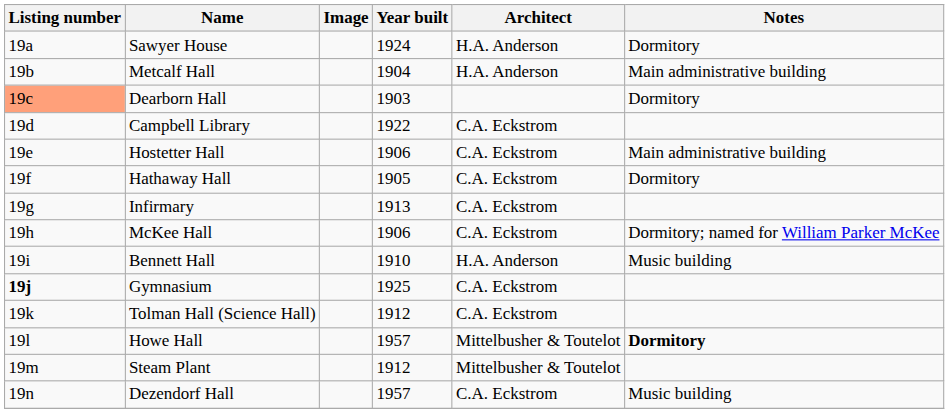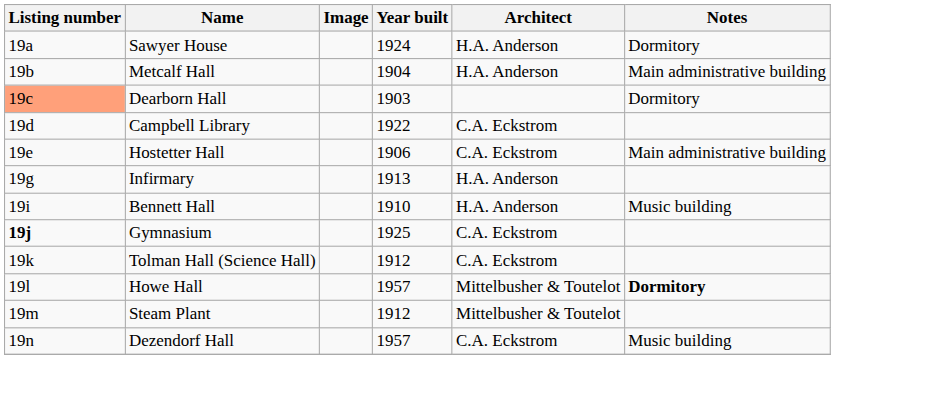- row: (180, 179)
(507, 206) C.A. Eckstrom -> (507, 179) H.A. Anderson
- row: (171, 233)
